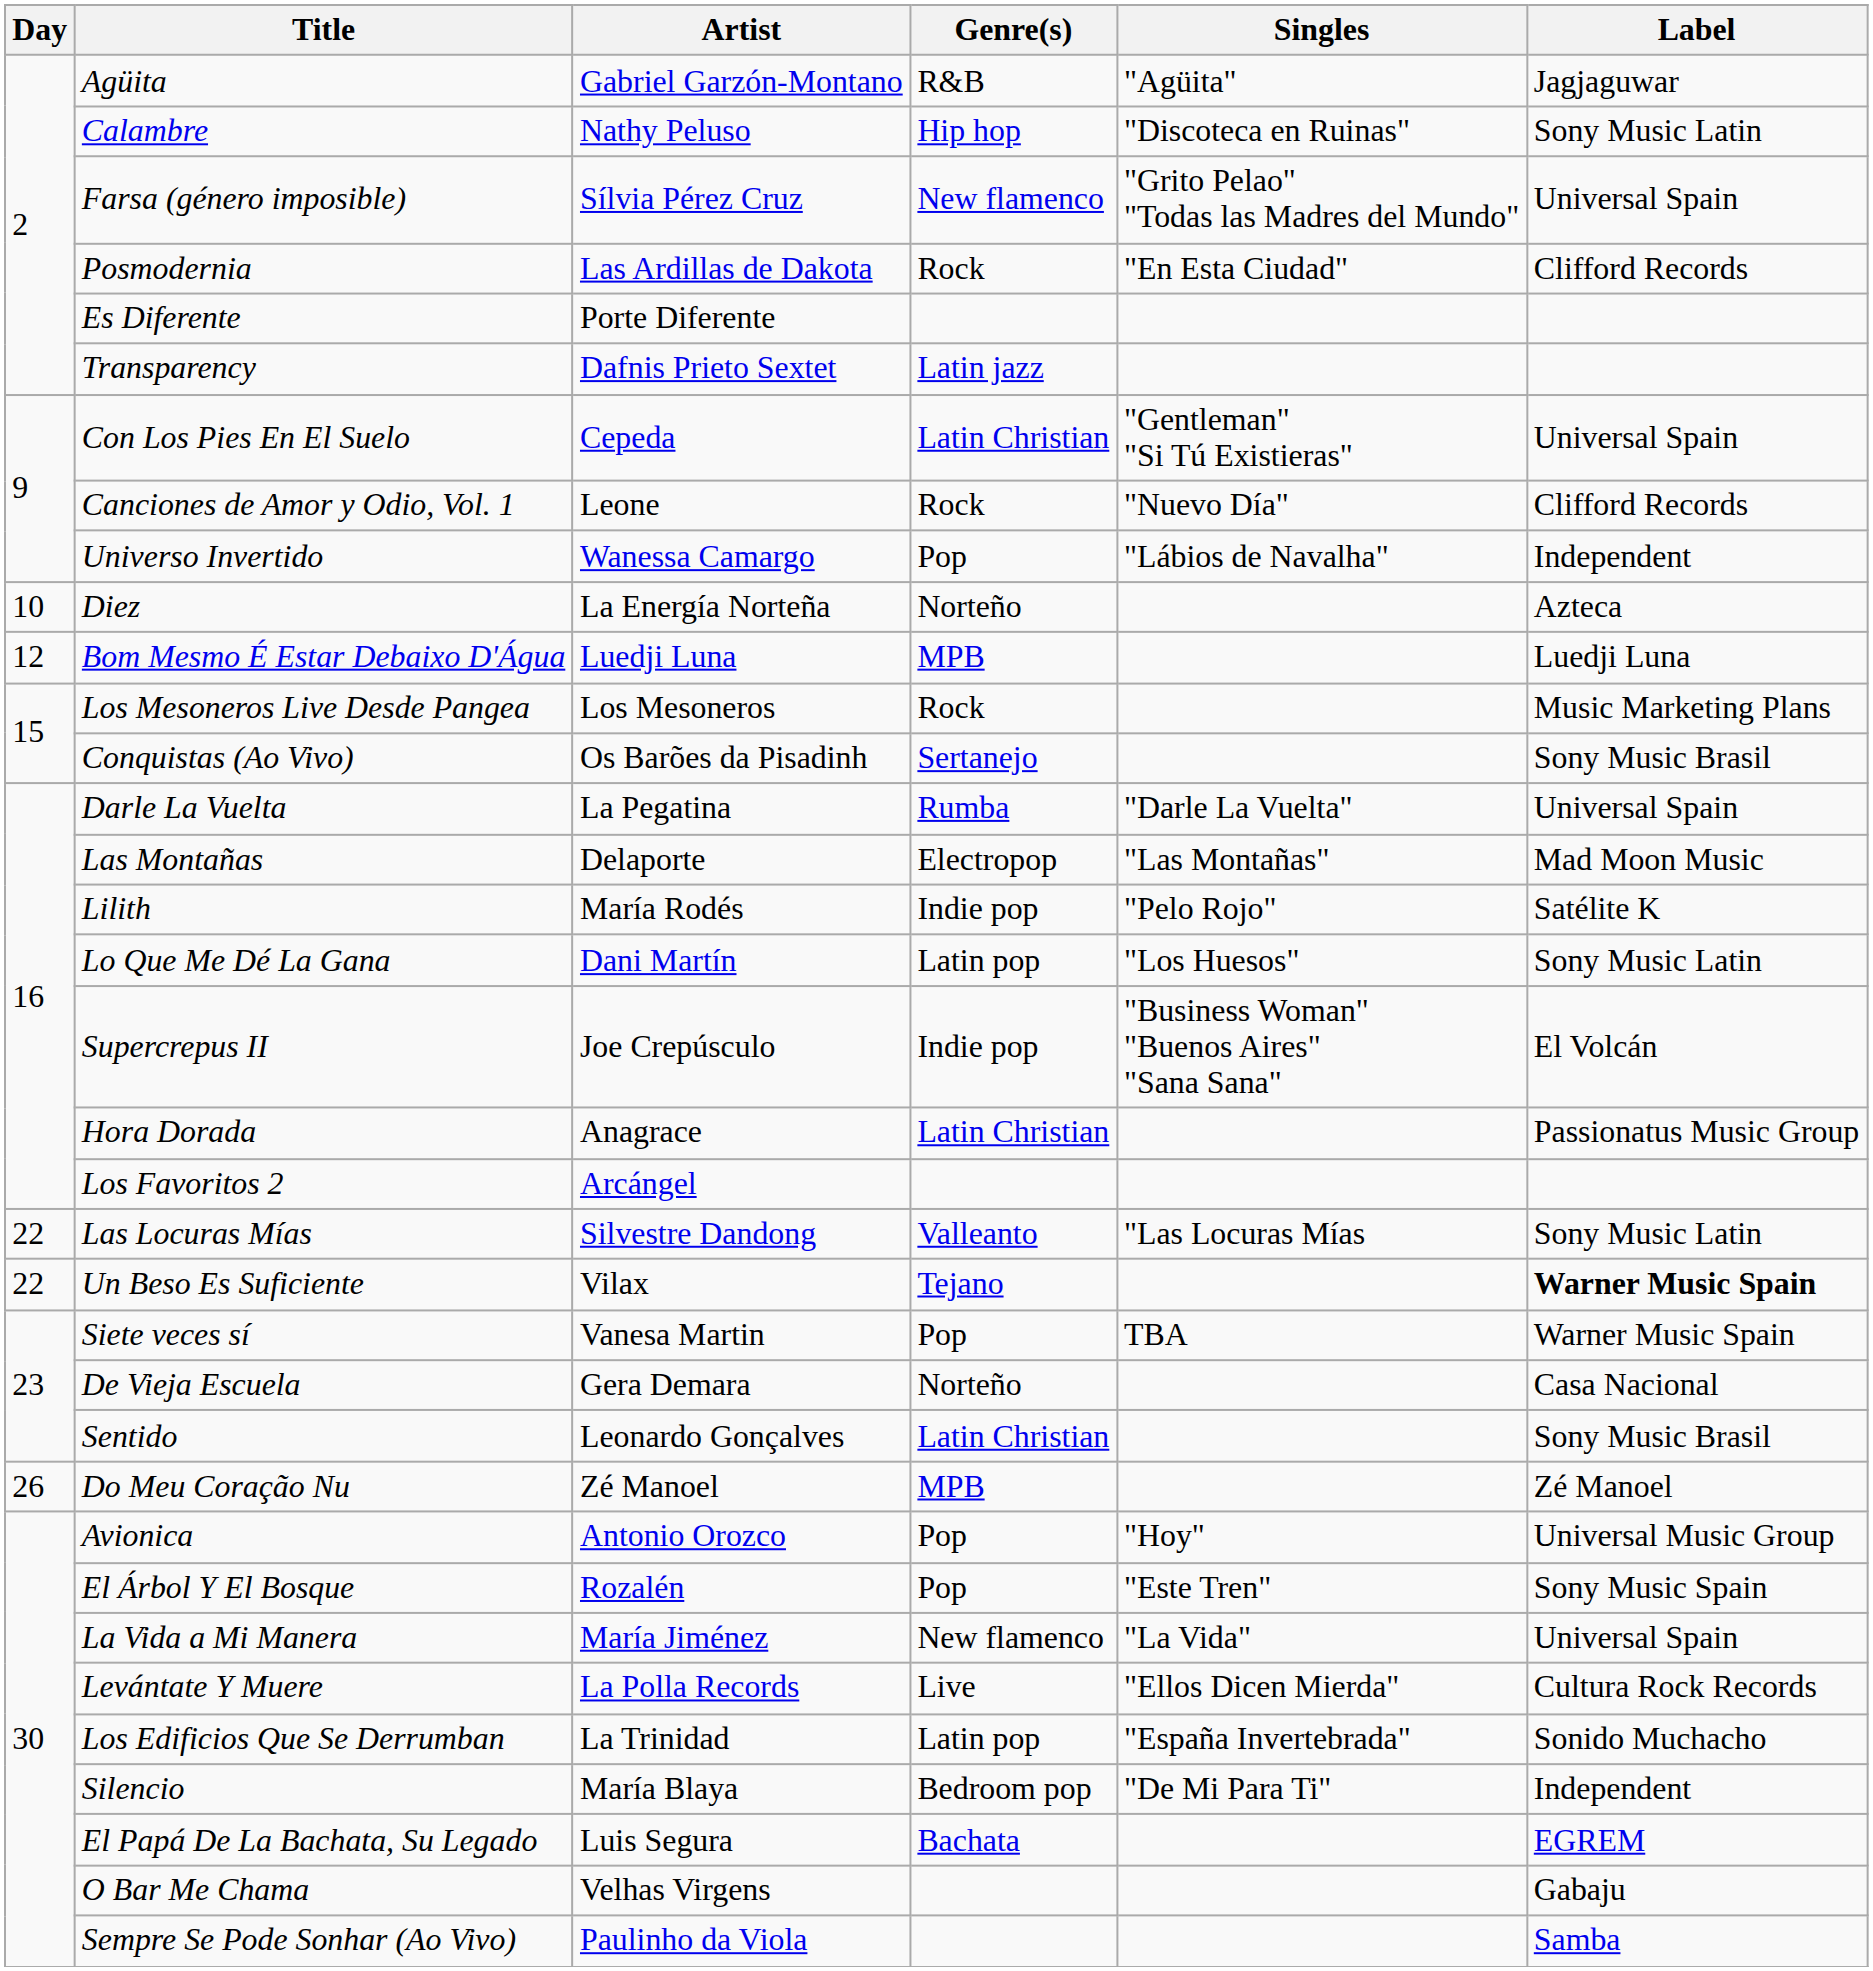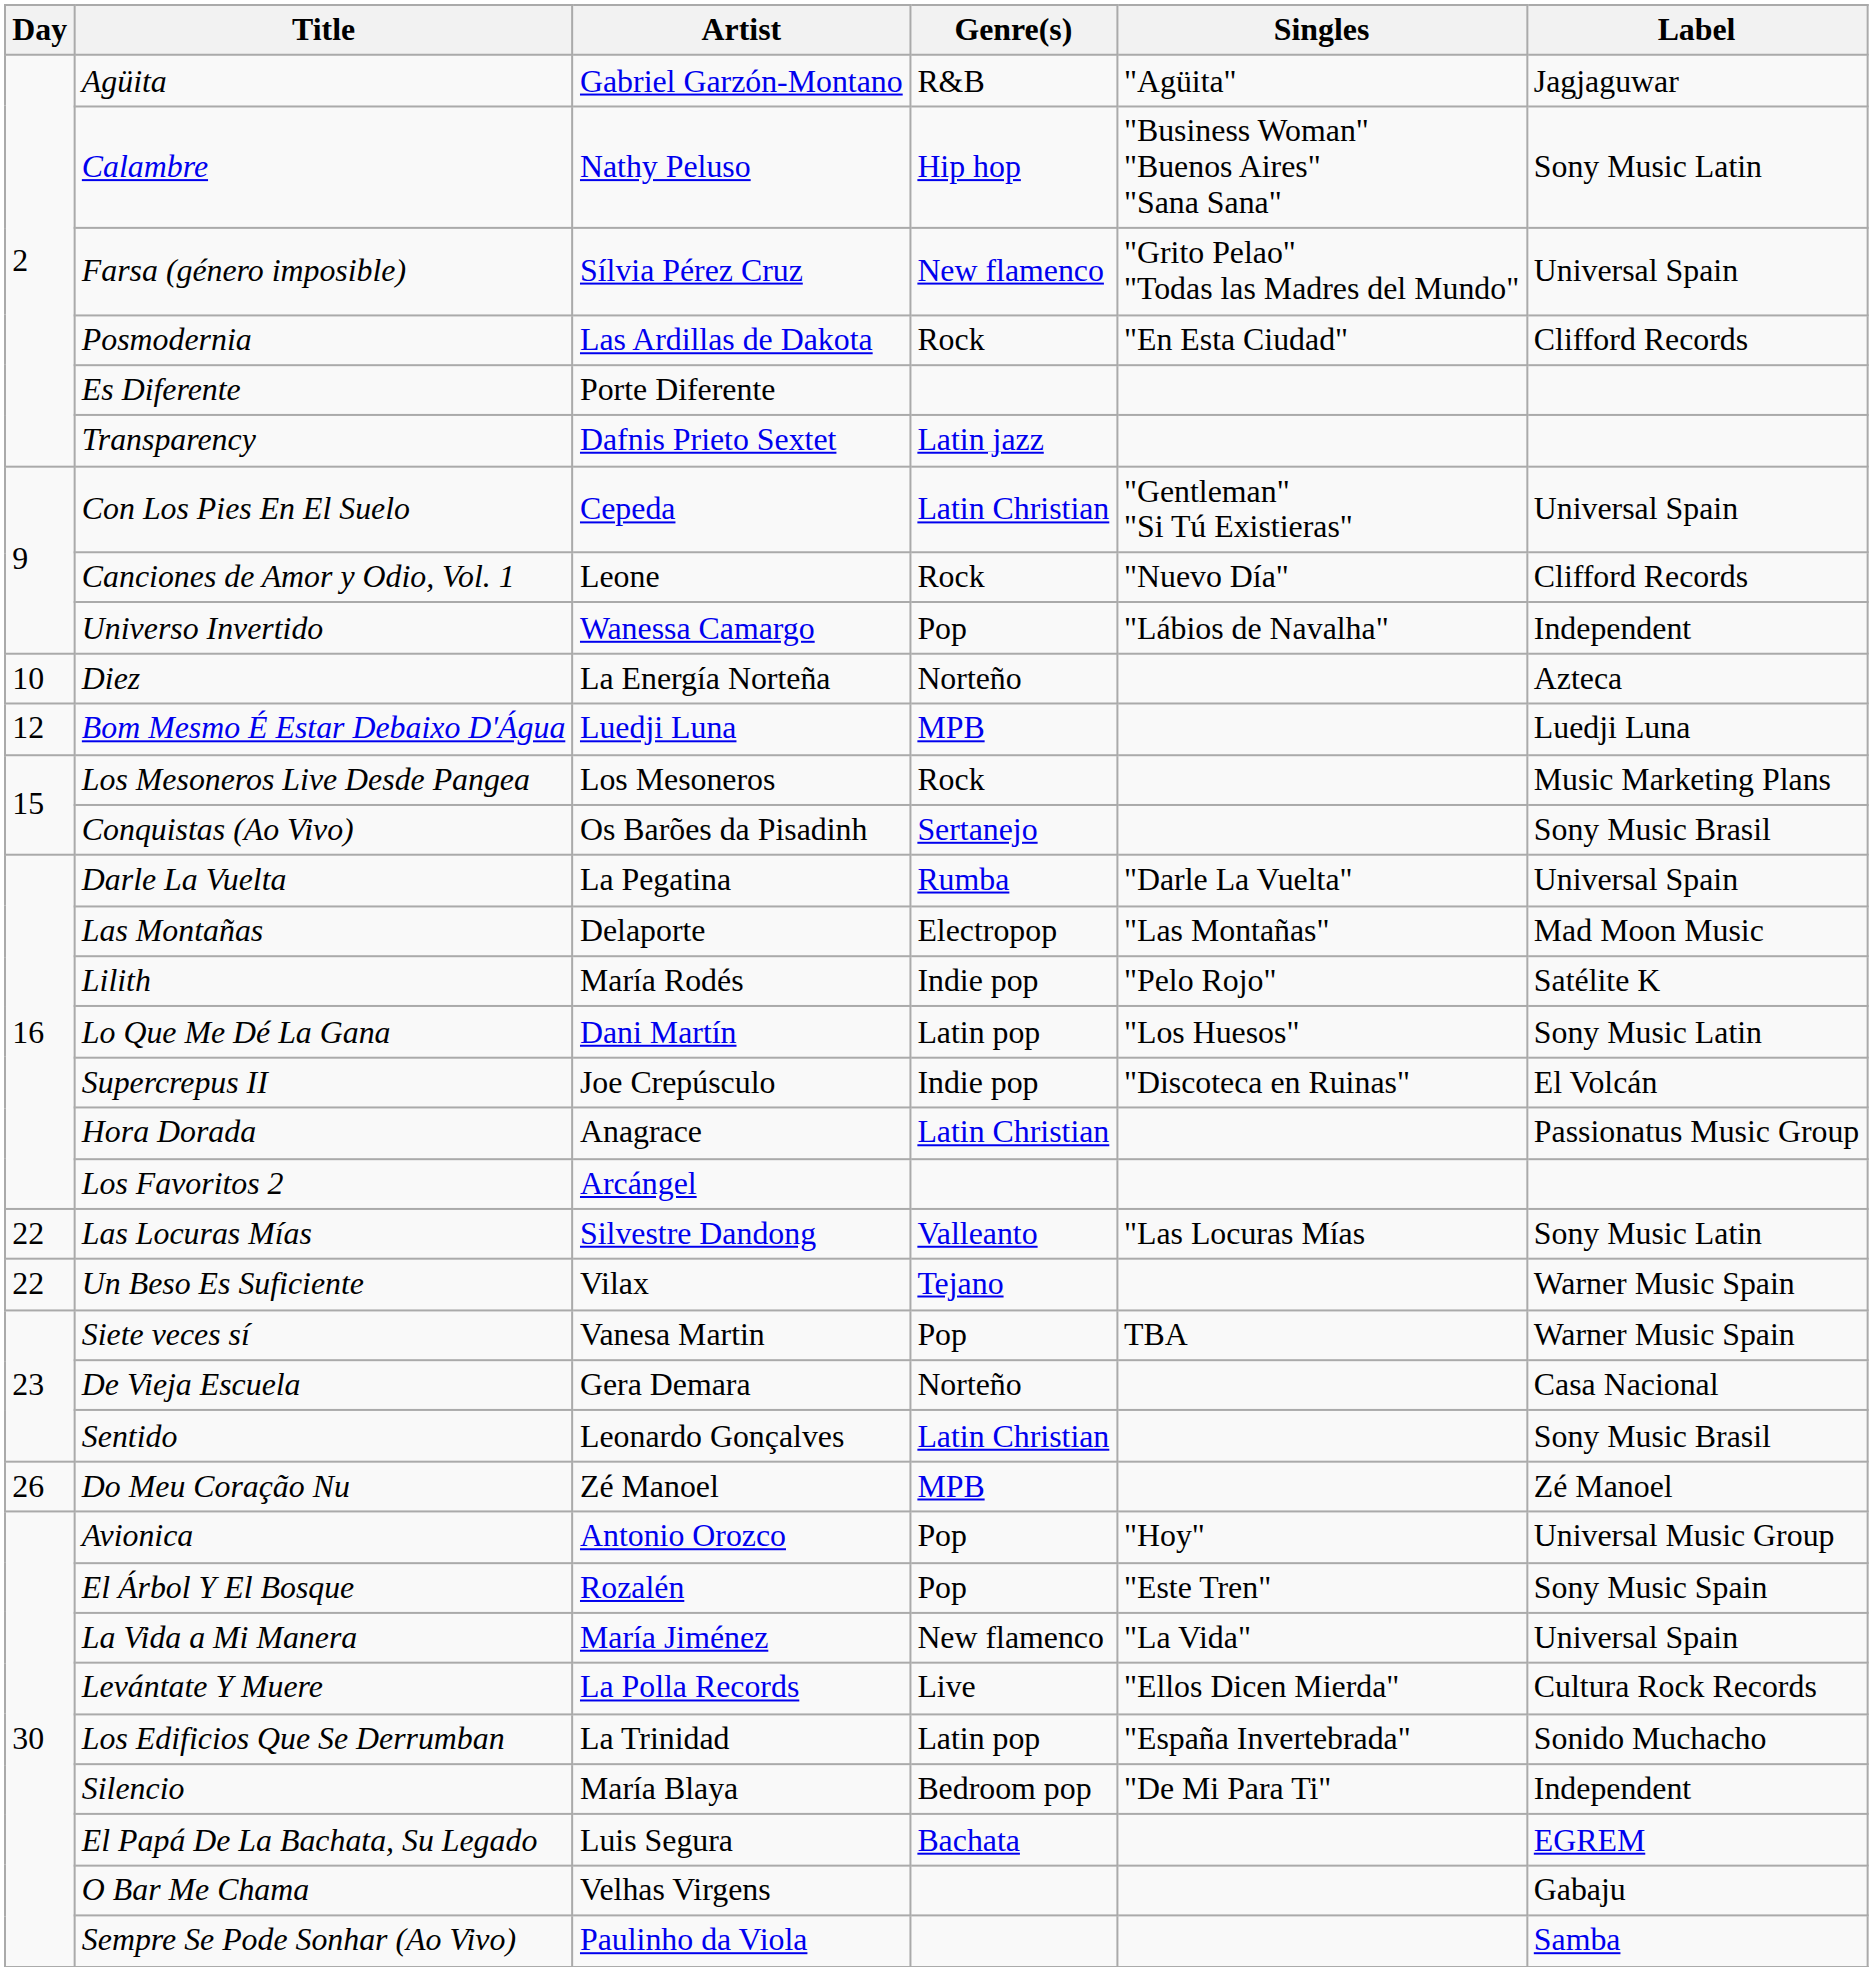(1267, 130) "Discoteca en Ruinas" -> (1246, 166) "Business Woman" "Buenos Aires" "Sana Sana"
(1246, 1046) "Business Woman" "Buenos Aires" "Sana Sana" -> (1267, 1081) "Discoteca en Ruinas"
(1675, 1283) bold -> (1664, 1283) normal
